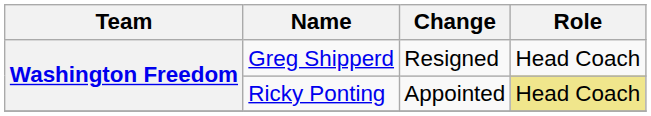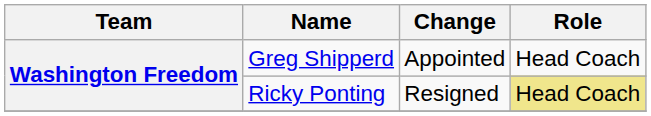(452, 57) Resigned -> (455, 57) Appointed
(455, 93) Appointed -> (452, 93) Resigned
